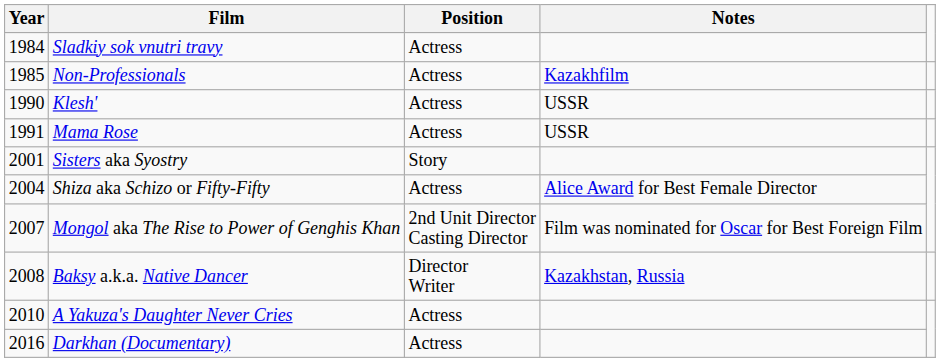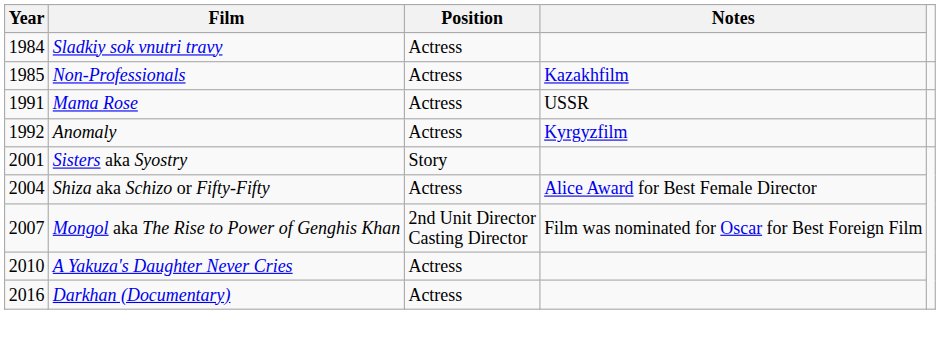- row: (75, 103)
+ row: (85, 132)
- row: (150, 276)
